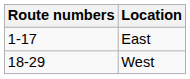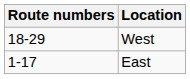rows swapped: (136, 39) <-> (138, 62)
